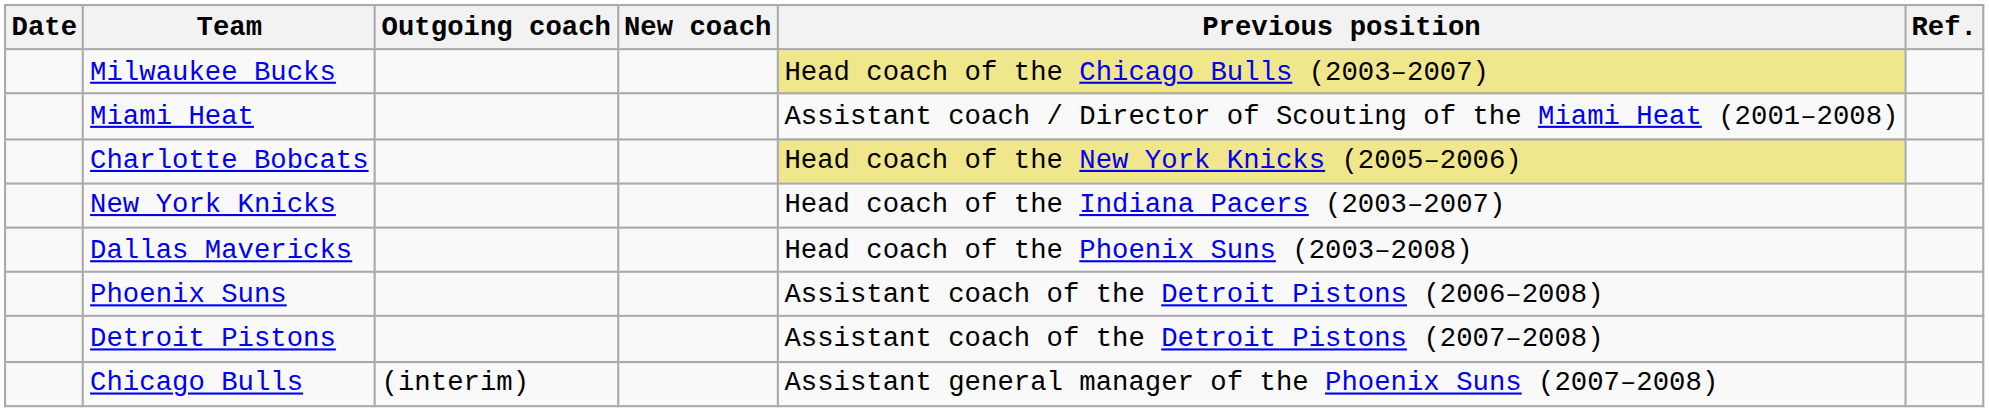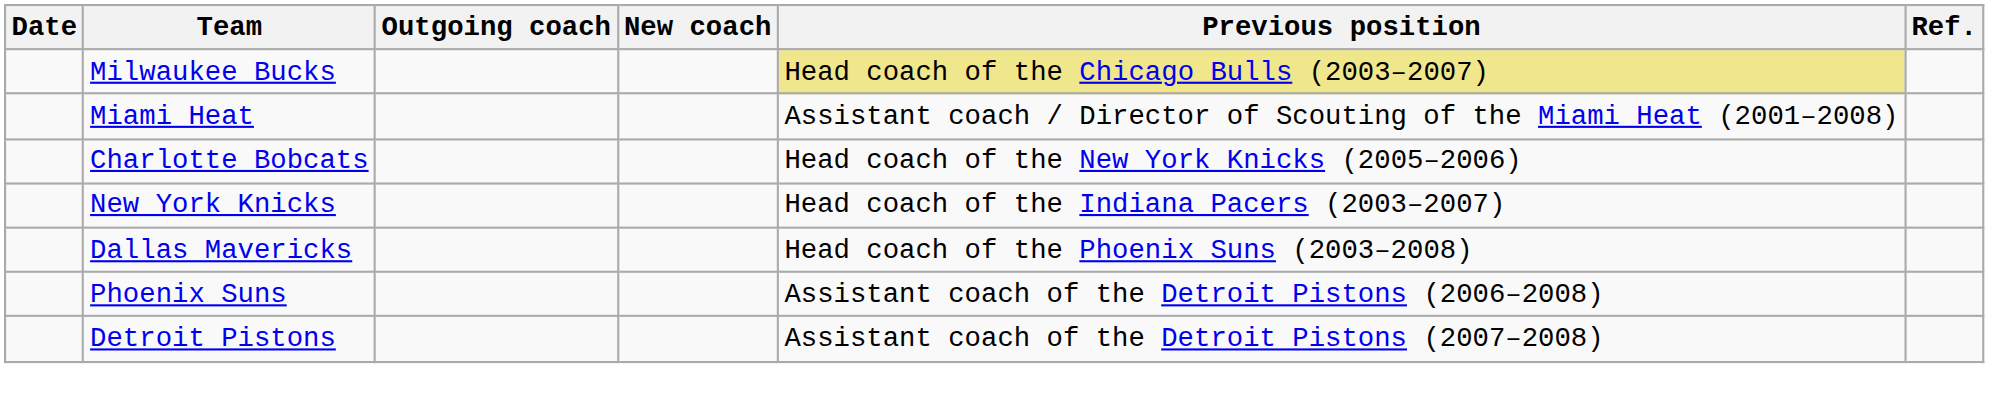(1153, 161) khaki background -> (1153, 161) no background
- row: (197, 383)
